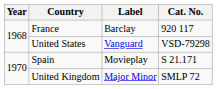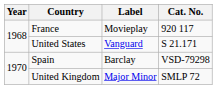(120, 28) Barclay -> (126, 28) Movieplay
(185, 44) VSD-79298 -> (179, 44) S 21.171
(126, 60) Movieplay -> (120, 60) Barclay
(179, 60) S 21.171 -> (185, 60) VSD-79298
